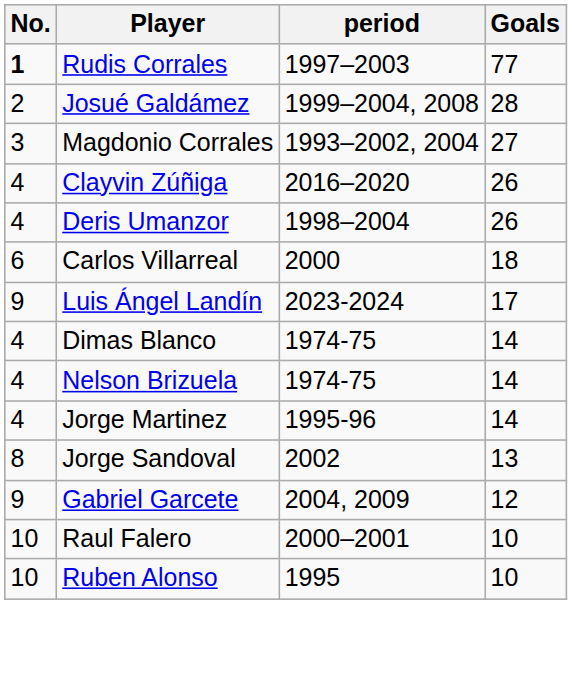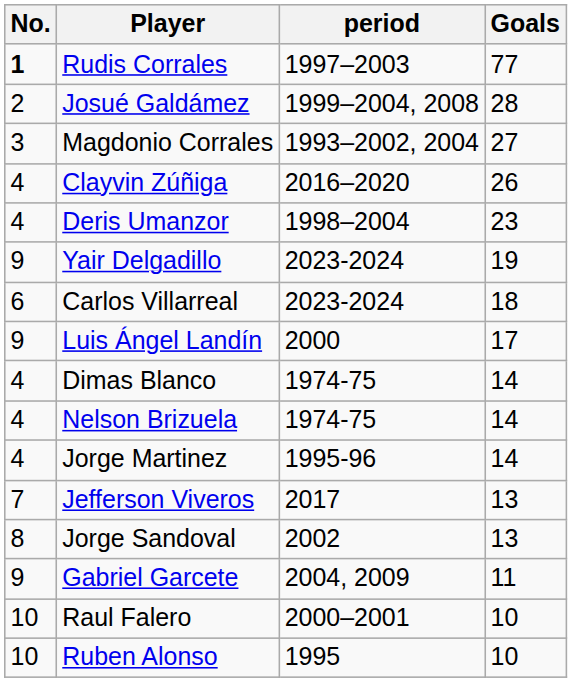(504, 222) 26 -> (504, 222) 23
+ row: (142, 261)
(312, 261) 2000 -> (344, 301) 2023-2024
(344, 301) 2023-2024 -> (312, 340) 2000
+ row: (158, 499)
(504, 499) 12 -> (503, 578) 11
